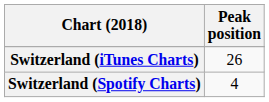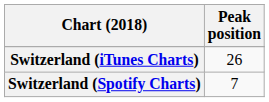(234, 84) 4 -> (234, 84) 7
